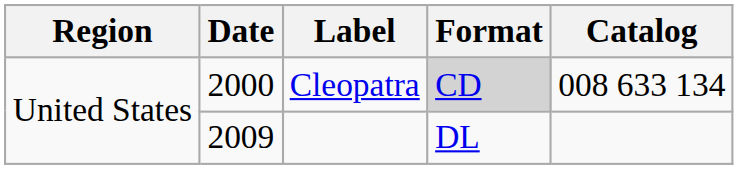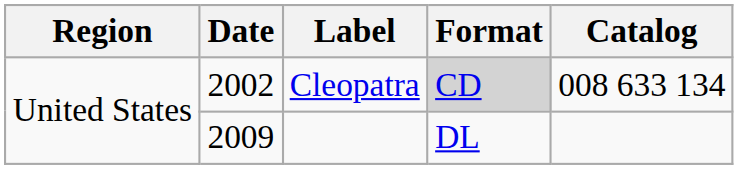(241, 84) 2000 -> (241, 84) 2002
